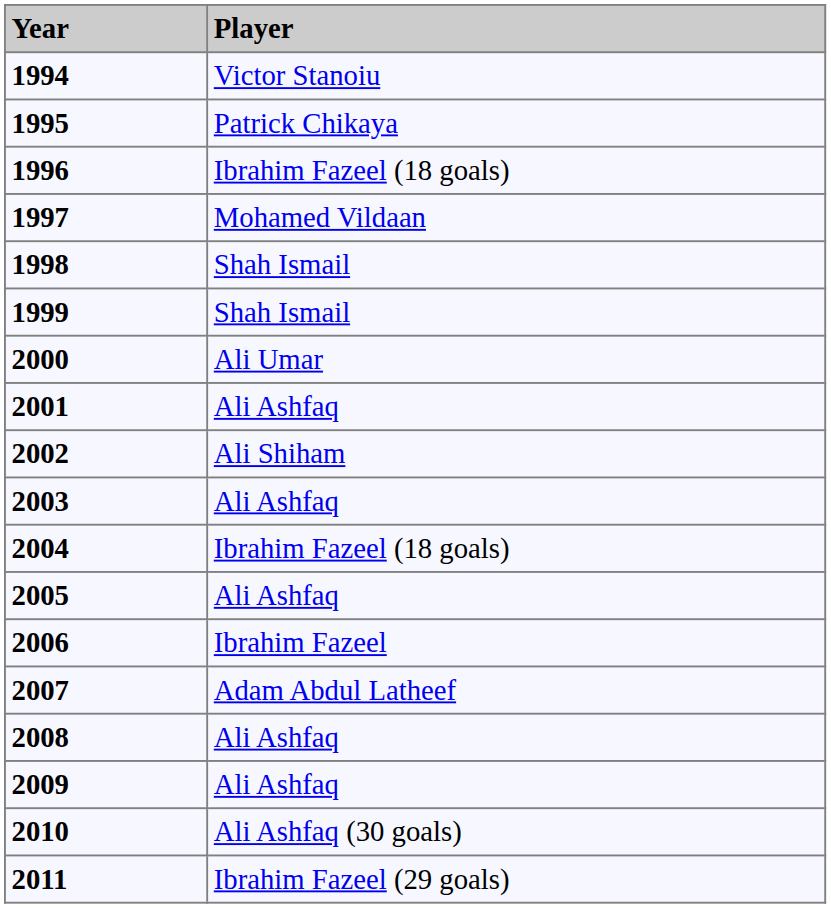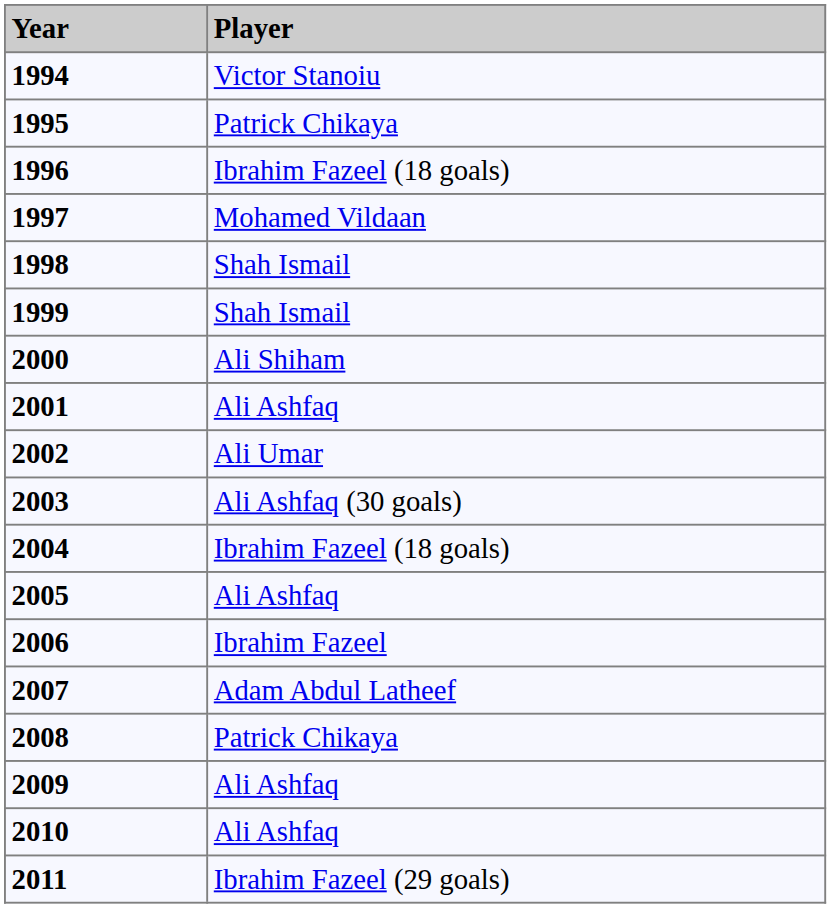(268, 358) Ali Umar -> (280, 358) Ali Shiham
(280, 453) Ali Shiham -> (268, 453) Ali Umar
(276, 500) Ali Ashfaq -> (338, 500) Ali Ashfaq (30 goals)
(276, 736) Ali Ashfaq -> (306, 736) Patrick Chikaya
(338, 831) Ali Ashfaq (30 goals) -> (276, 831) Ali Ashfaq
